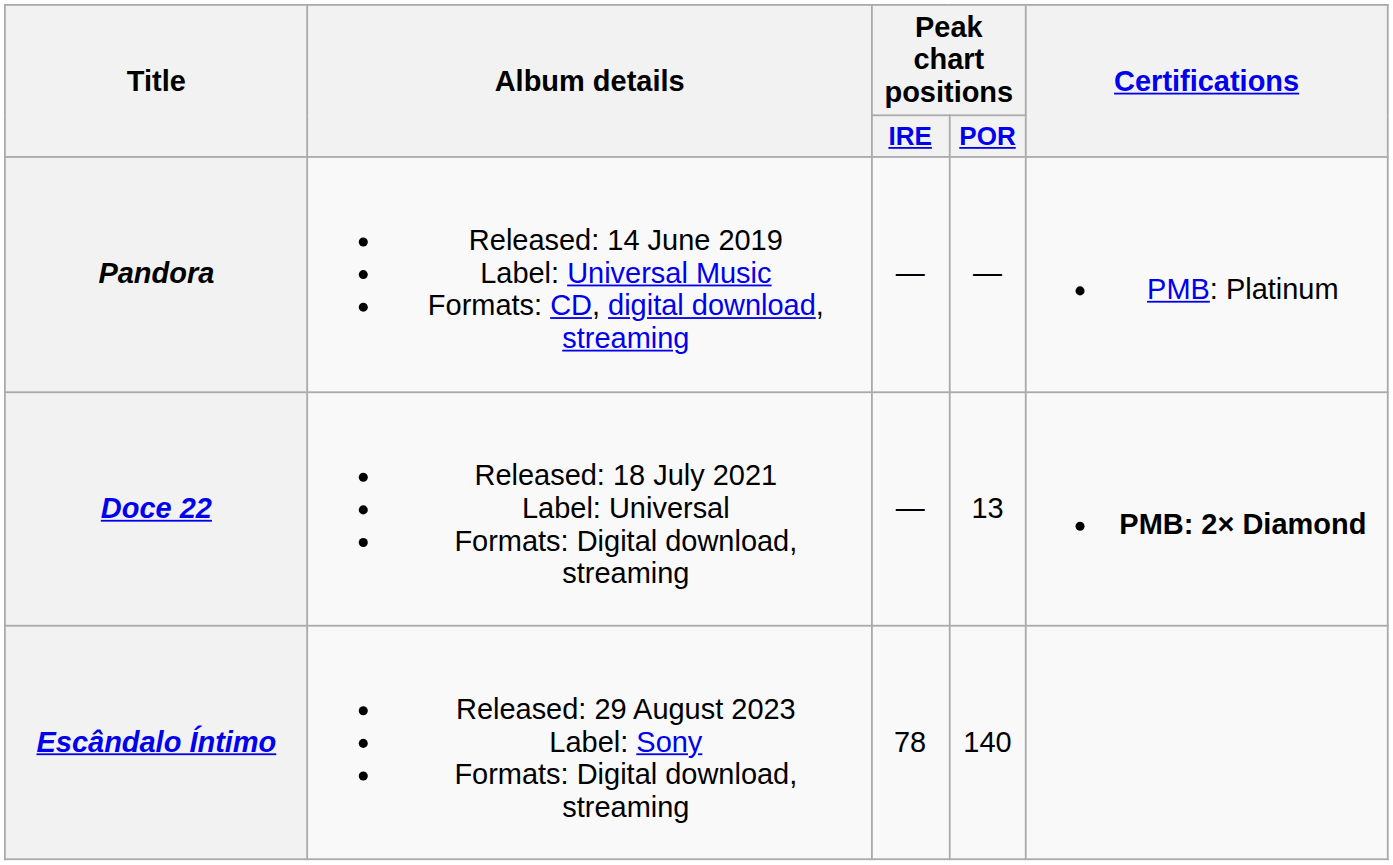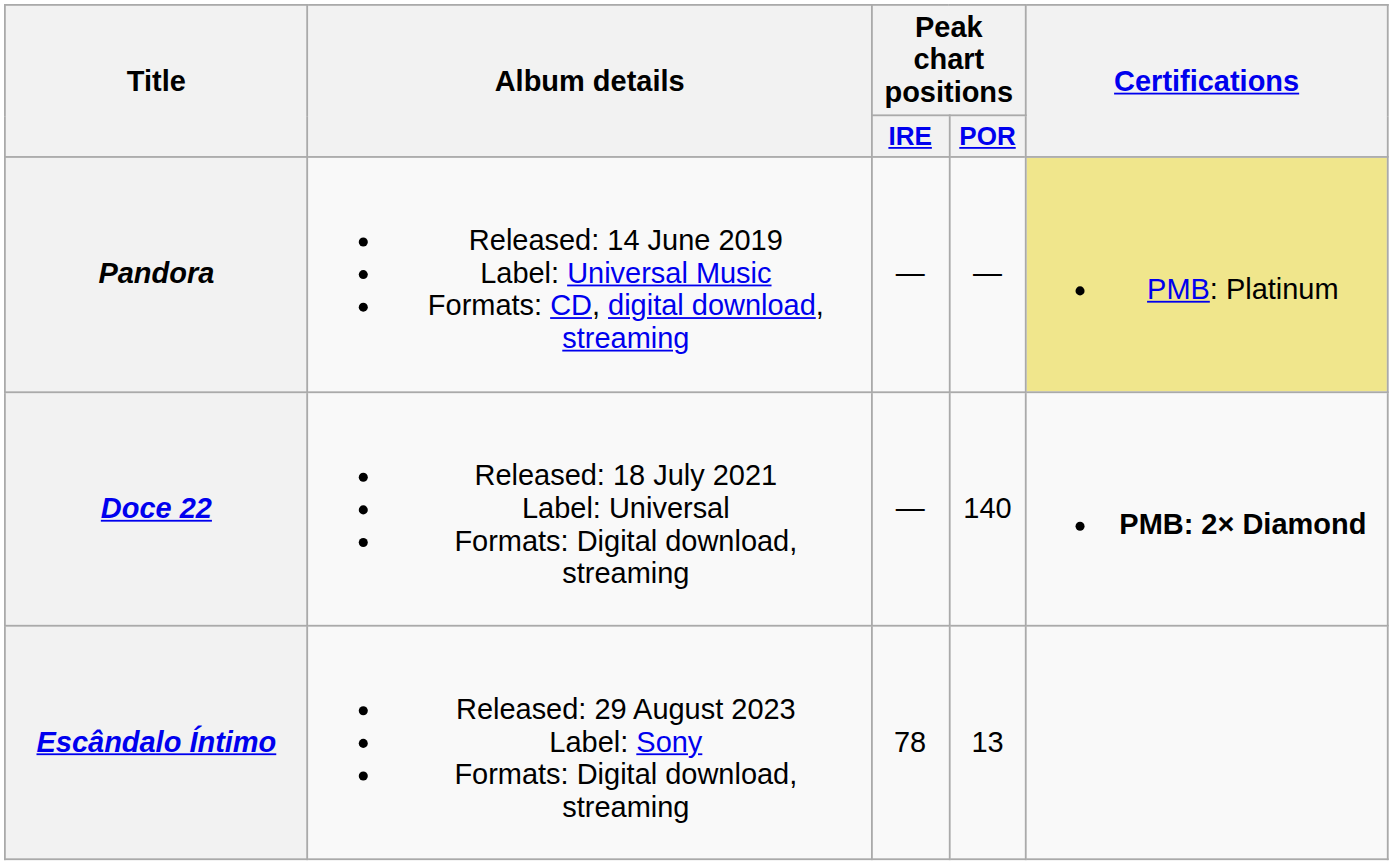(1207, 291) no background -> (1207, 291) khaki background
(987, 508) 13 -> (987, 508) 140
(987, 742) 140 -> (987, 742) 13
